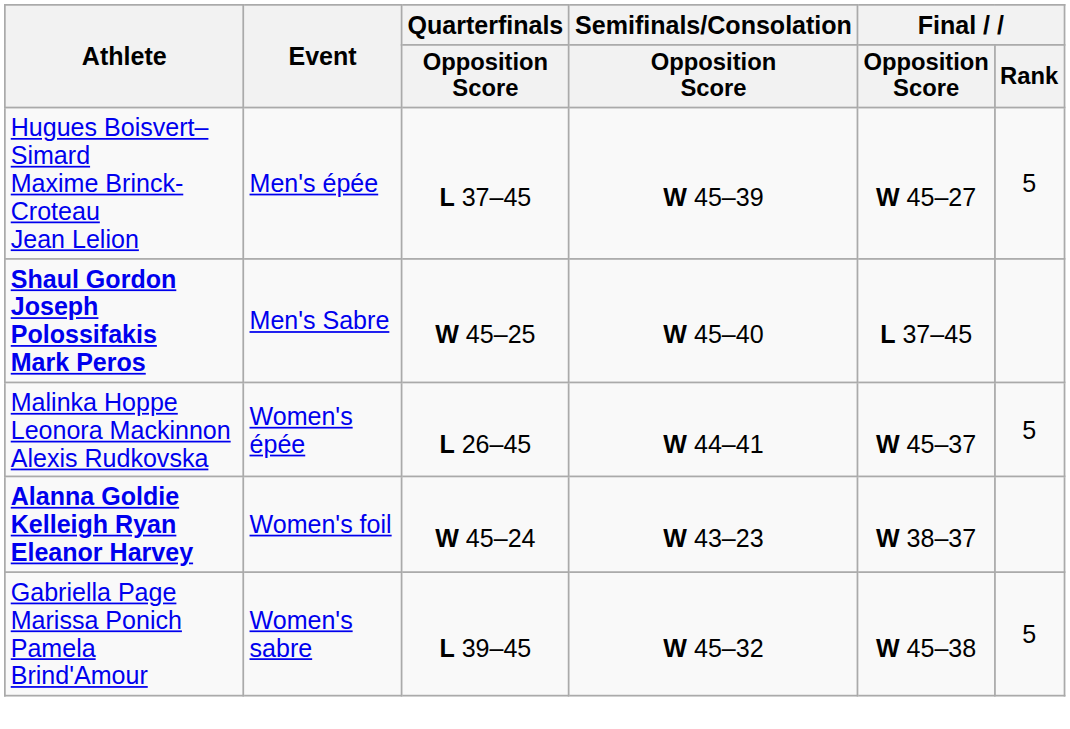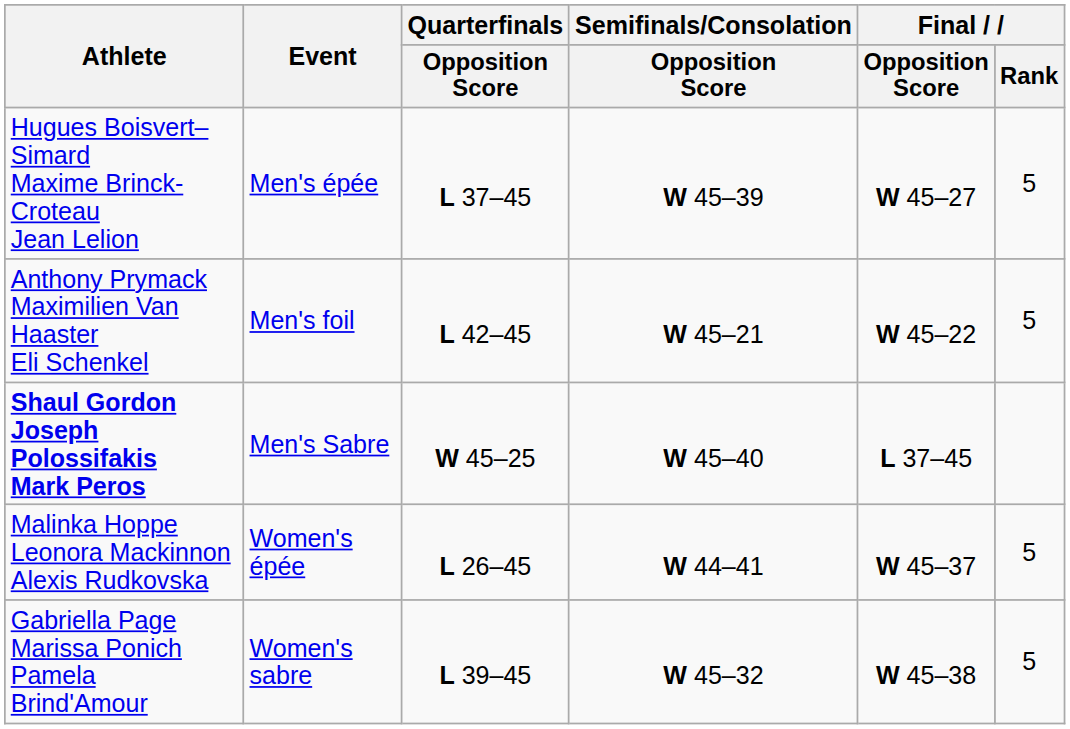+ row: (109, 321)
- row: (102, 525)
